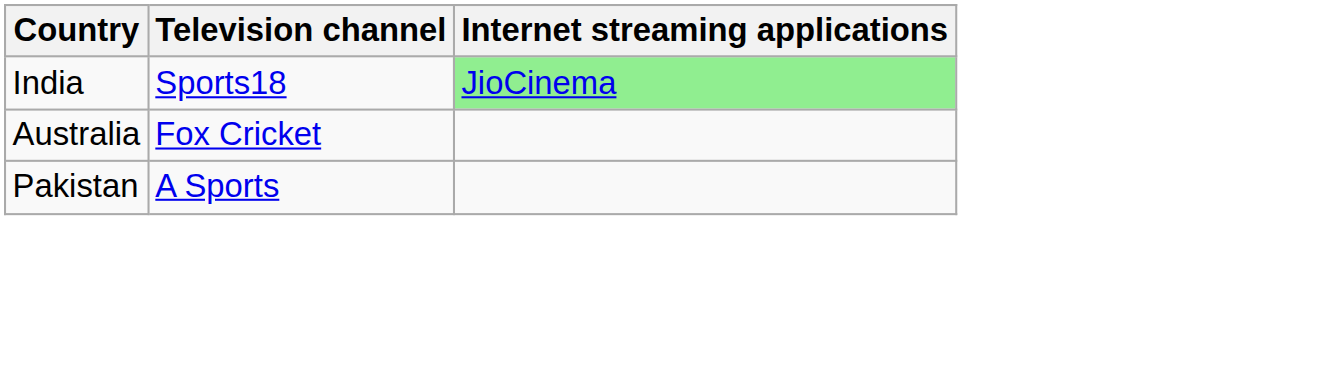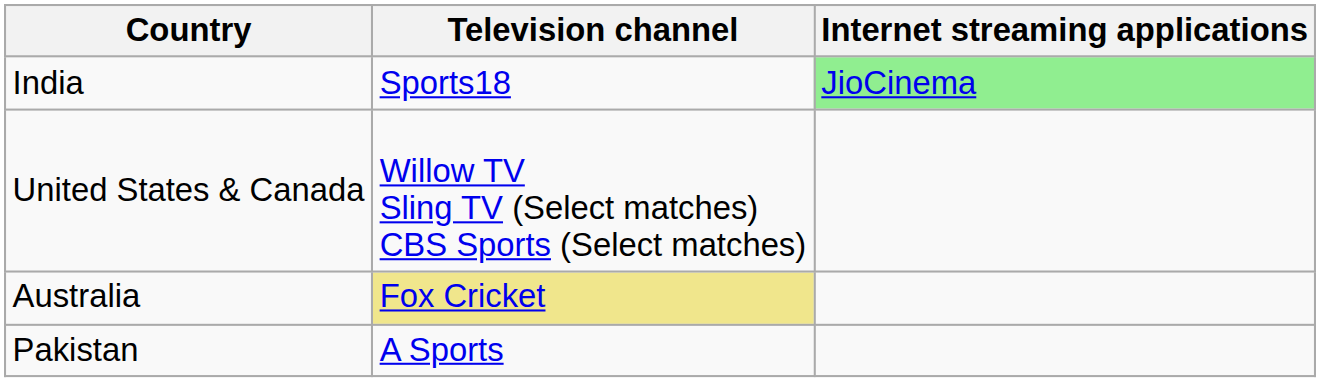+ row: (189, 189)
(238, 134) no background -> (463, 297) khaki background
